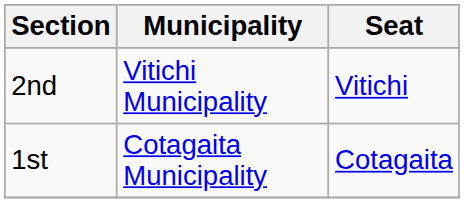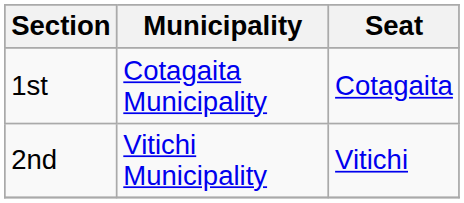rows swapped: (30, 160) <-> (34, 85)
